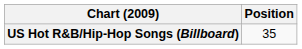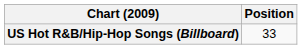(269, 34) 35 -> (269, 34) 33
